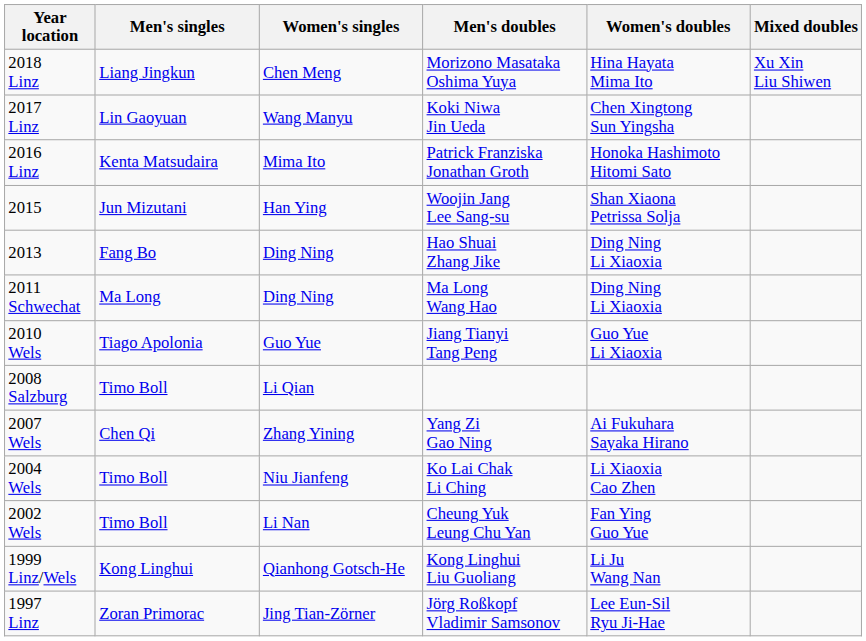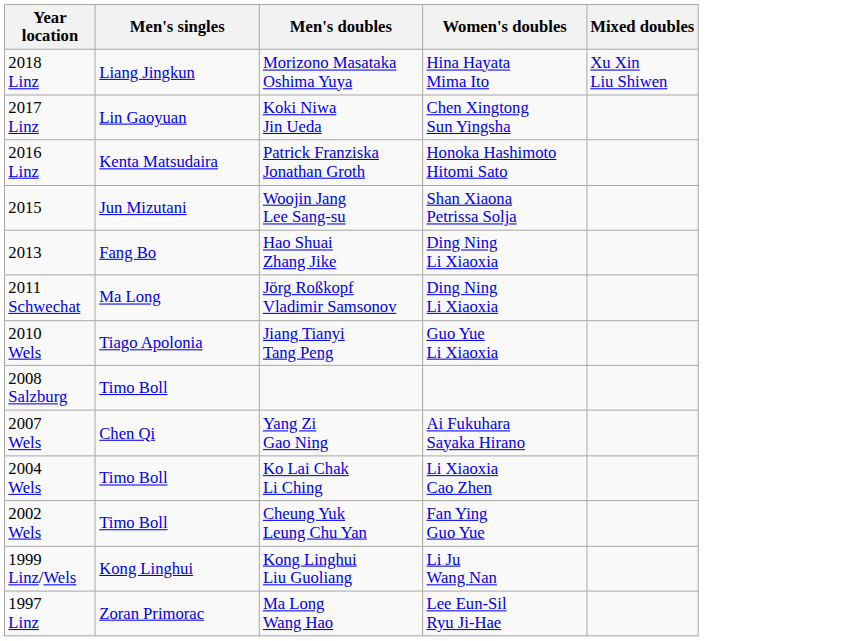- column: (341, 27)
(462, 297) Ma Long Wang Hao -> (330, 297) Jörg Roßkopf Vladimir Samsonov
(493, 613) Jörg Roßkopf Vladimir Samsonov -> (298, 613) Ma Long Wang Hao
